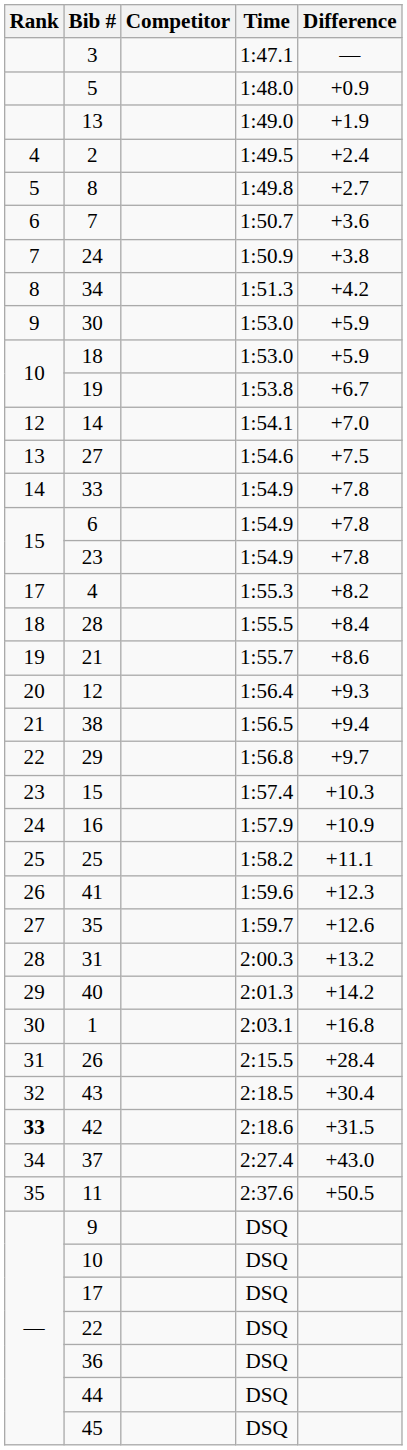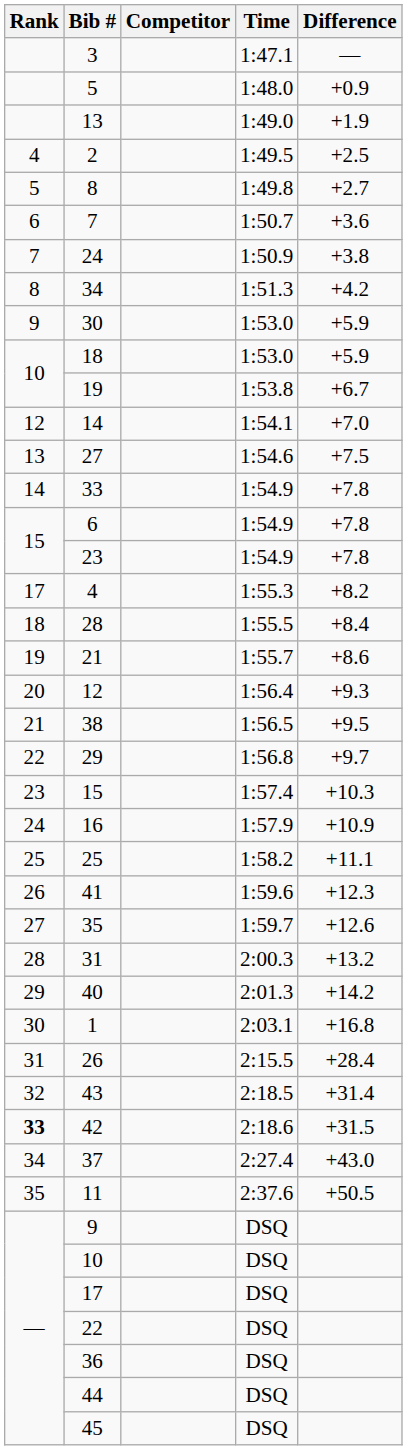(350, 155) +2.4 -> (350, 155) +2.5
(350, 724) +9.4 -> (350, 724) +9.5
(350, 1093) +30.4 -> (350, 1093) +31.4
